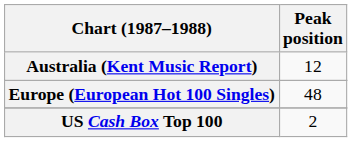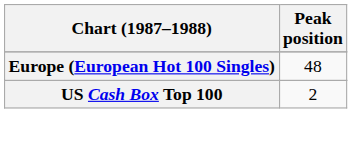- row: (142, 66)
